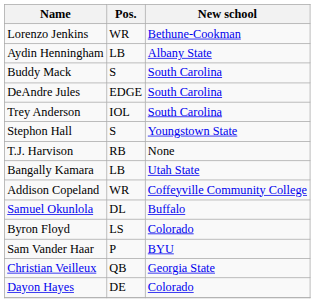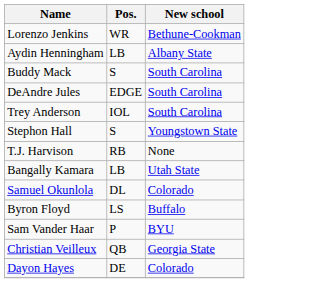- row: (53, 190)
(167, 209) Buffalo -> (171, 190) Colorado
(171, 229) Colorado -> (167, 209) Buffalo
